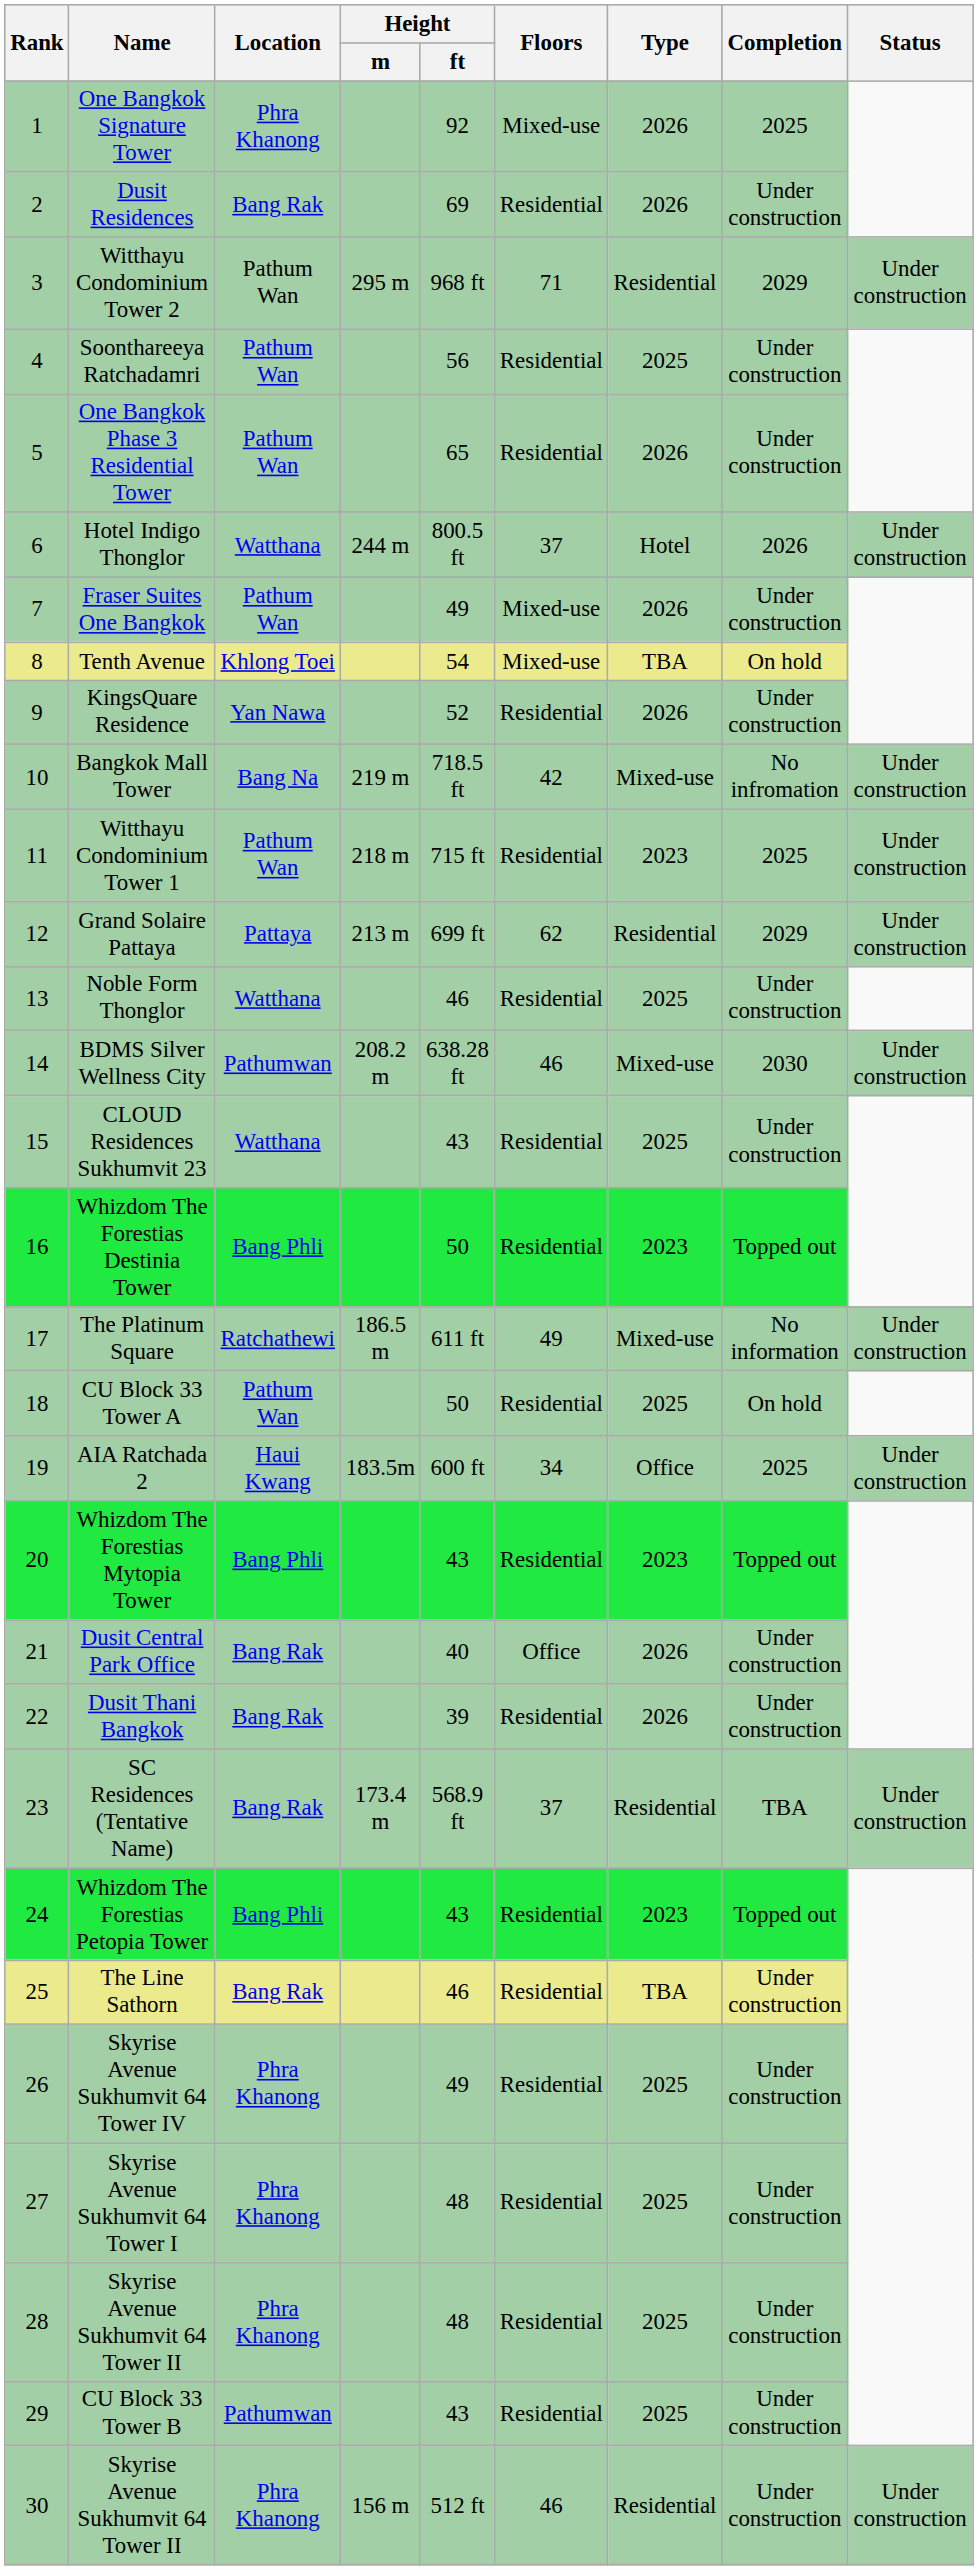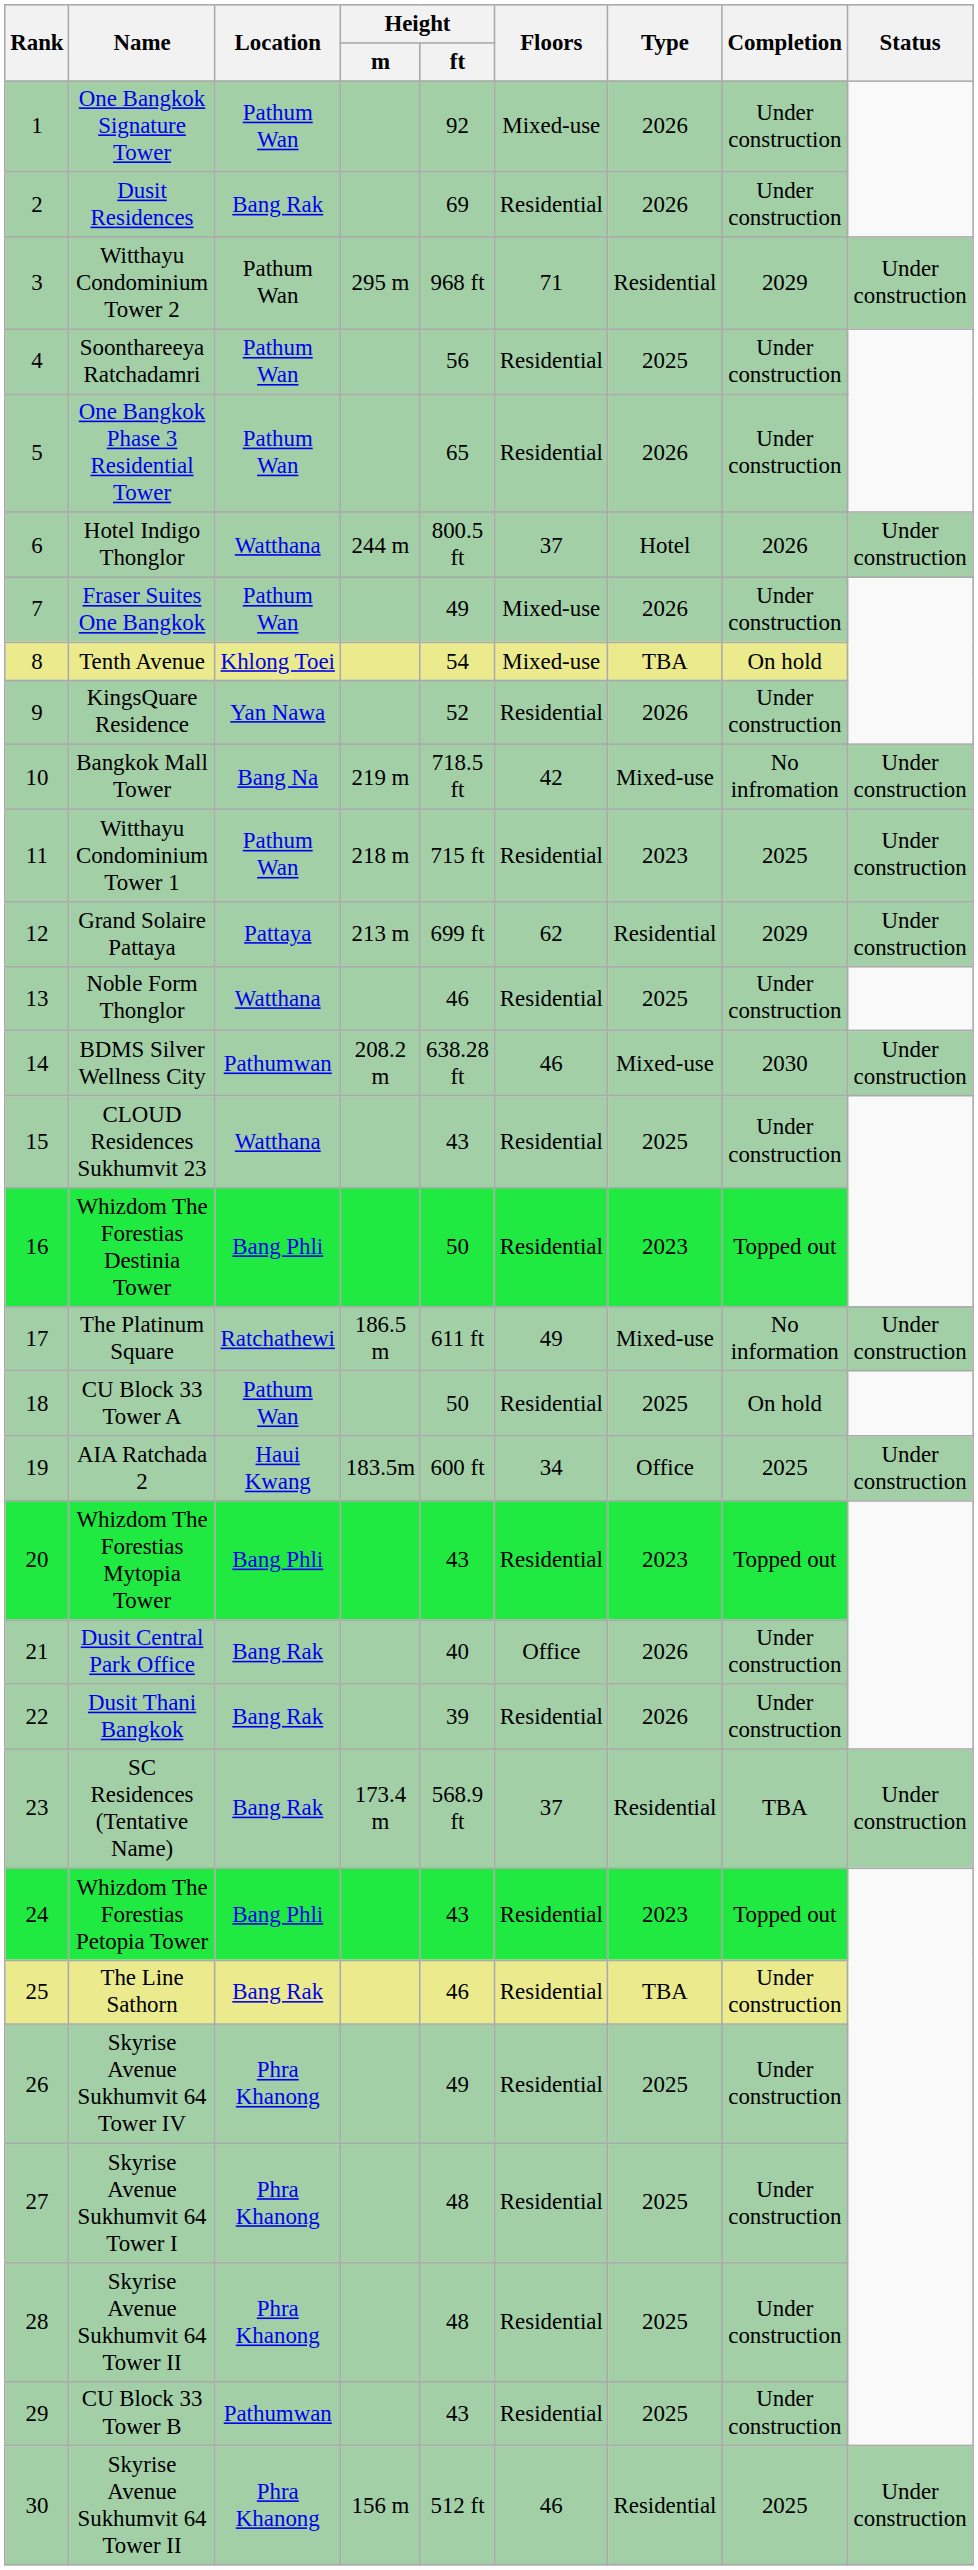(278, 126) Phra Khanong -> (278, 126) Pathum Wan
(785, 126) 2025 -> (785, 126) Under construction
(785, 2505) Under construction -> (785, 2505) 2025
